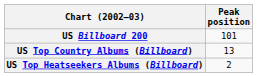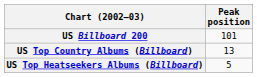(229, 65) 2 -> (229, 65) 5
